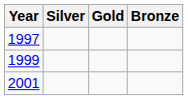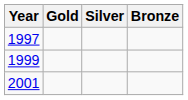columns swapped: (108, 16) <-> (66, 16)
